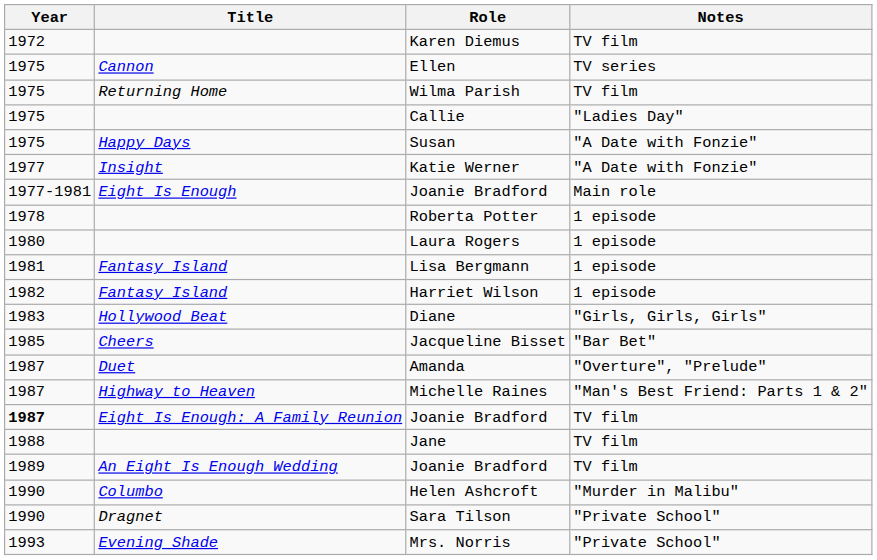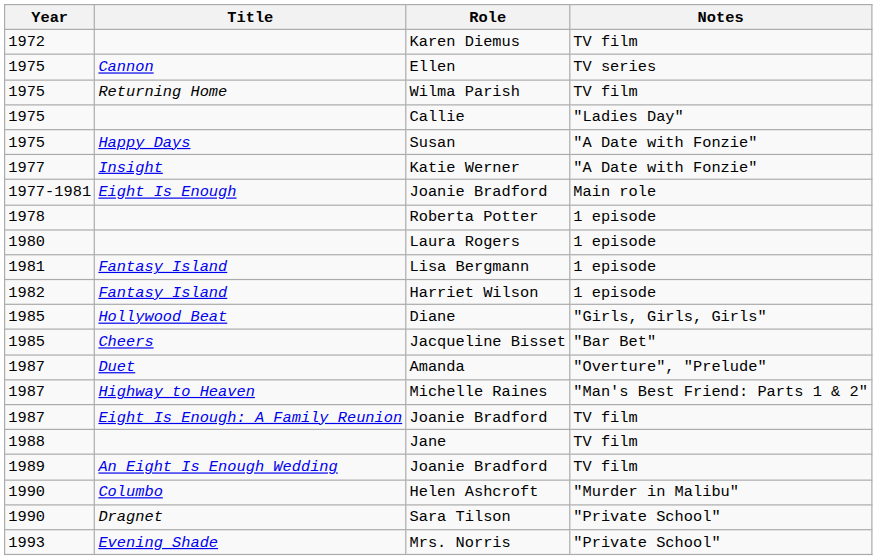(27, 317) 1983 -> (27, 317) 1985
(27, 417) bold -> (27, 417) normal
